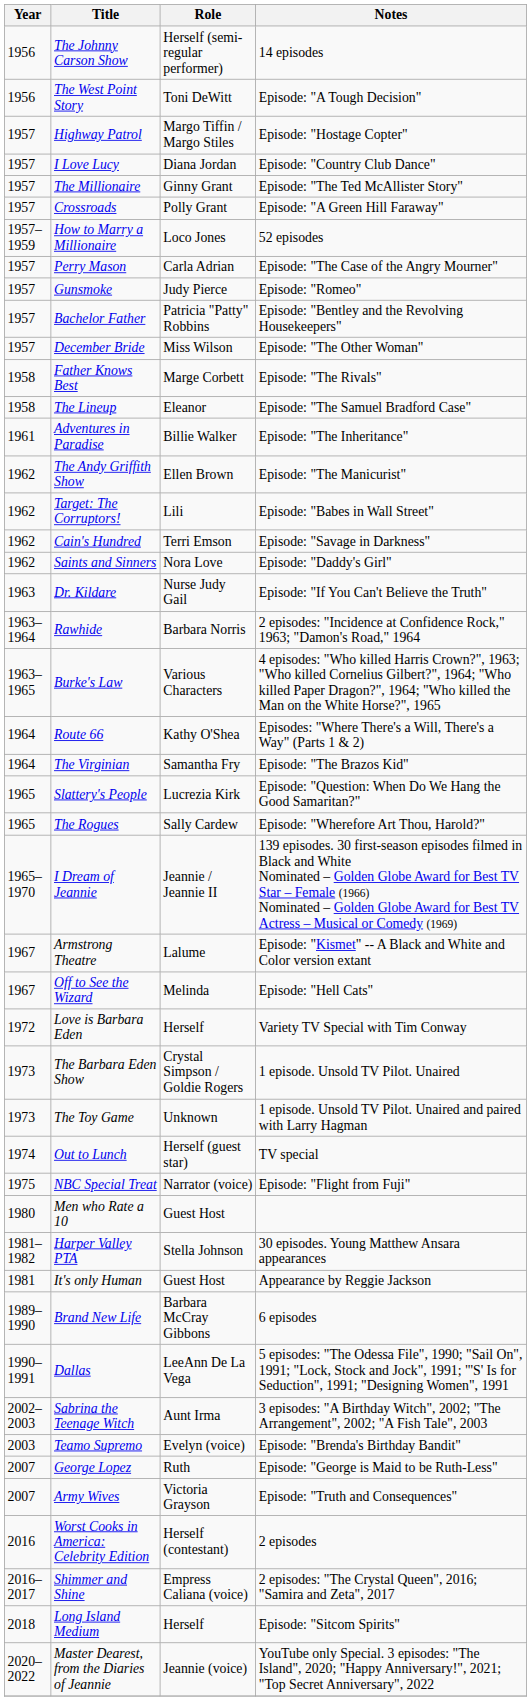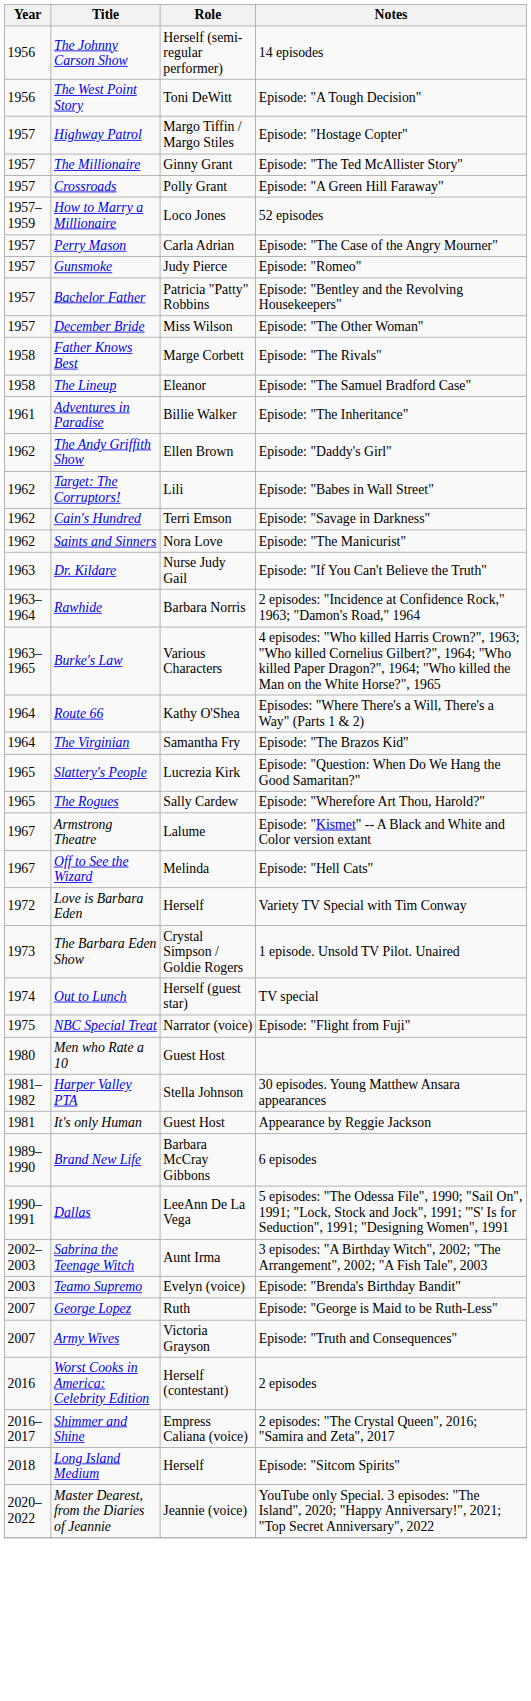- row: (86, 164)
(332, 474) Episode: "The Manicurist" -> (325, 452) Episode: "Daddy's Girl"
(325, 563) Episode: "Daddy's Girl" -> (332, 541) Episode: "The Manicurist"
- row: (84, 884)
- row: (94, 1117)
